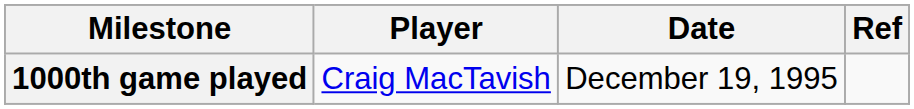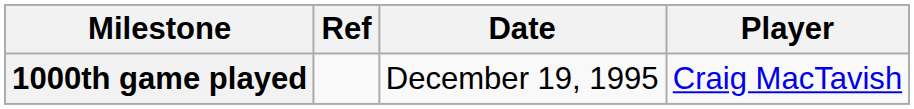columns swapped: (436, 29) <-> (877, 29)
